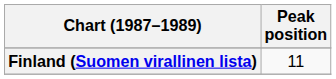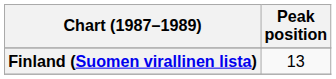(296, 61) 11 -> (296, 61) 13
